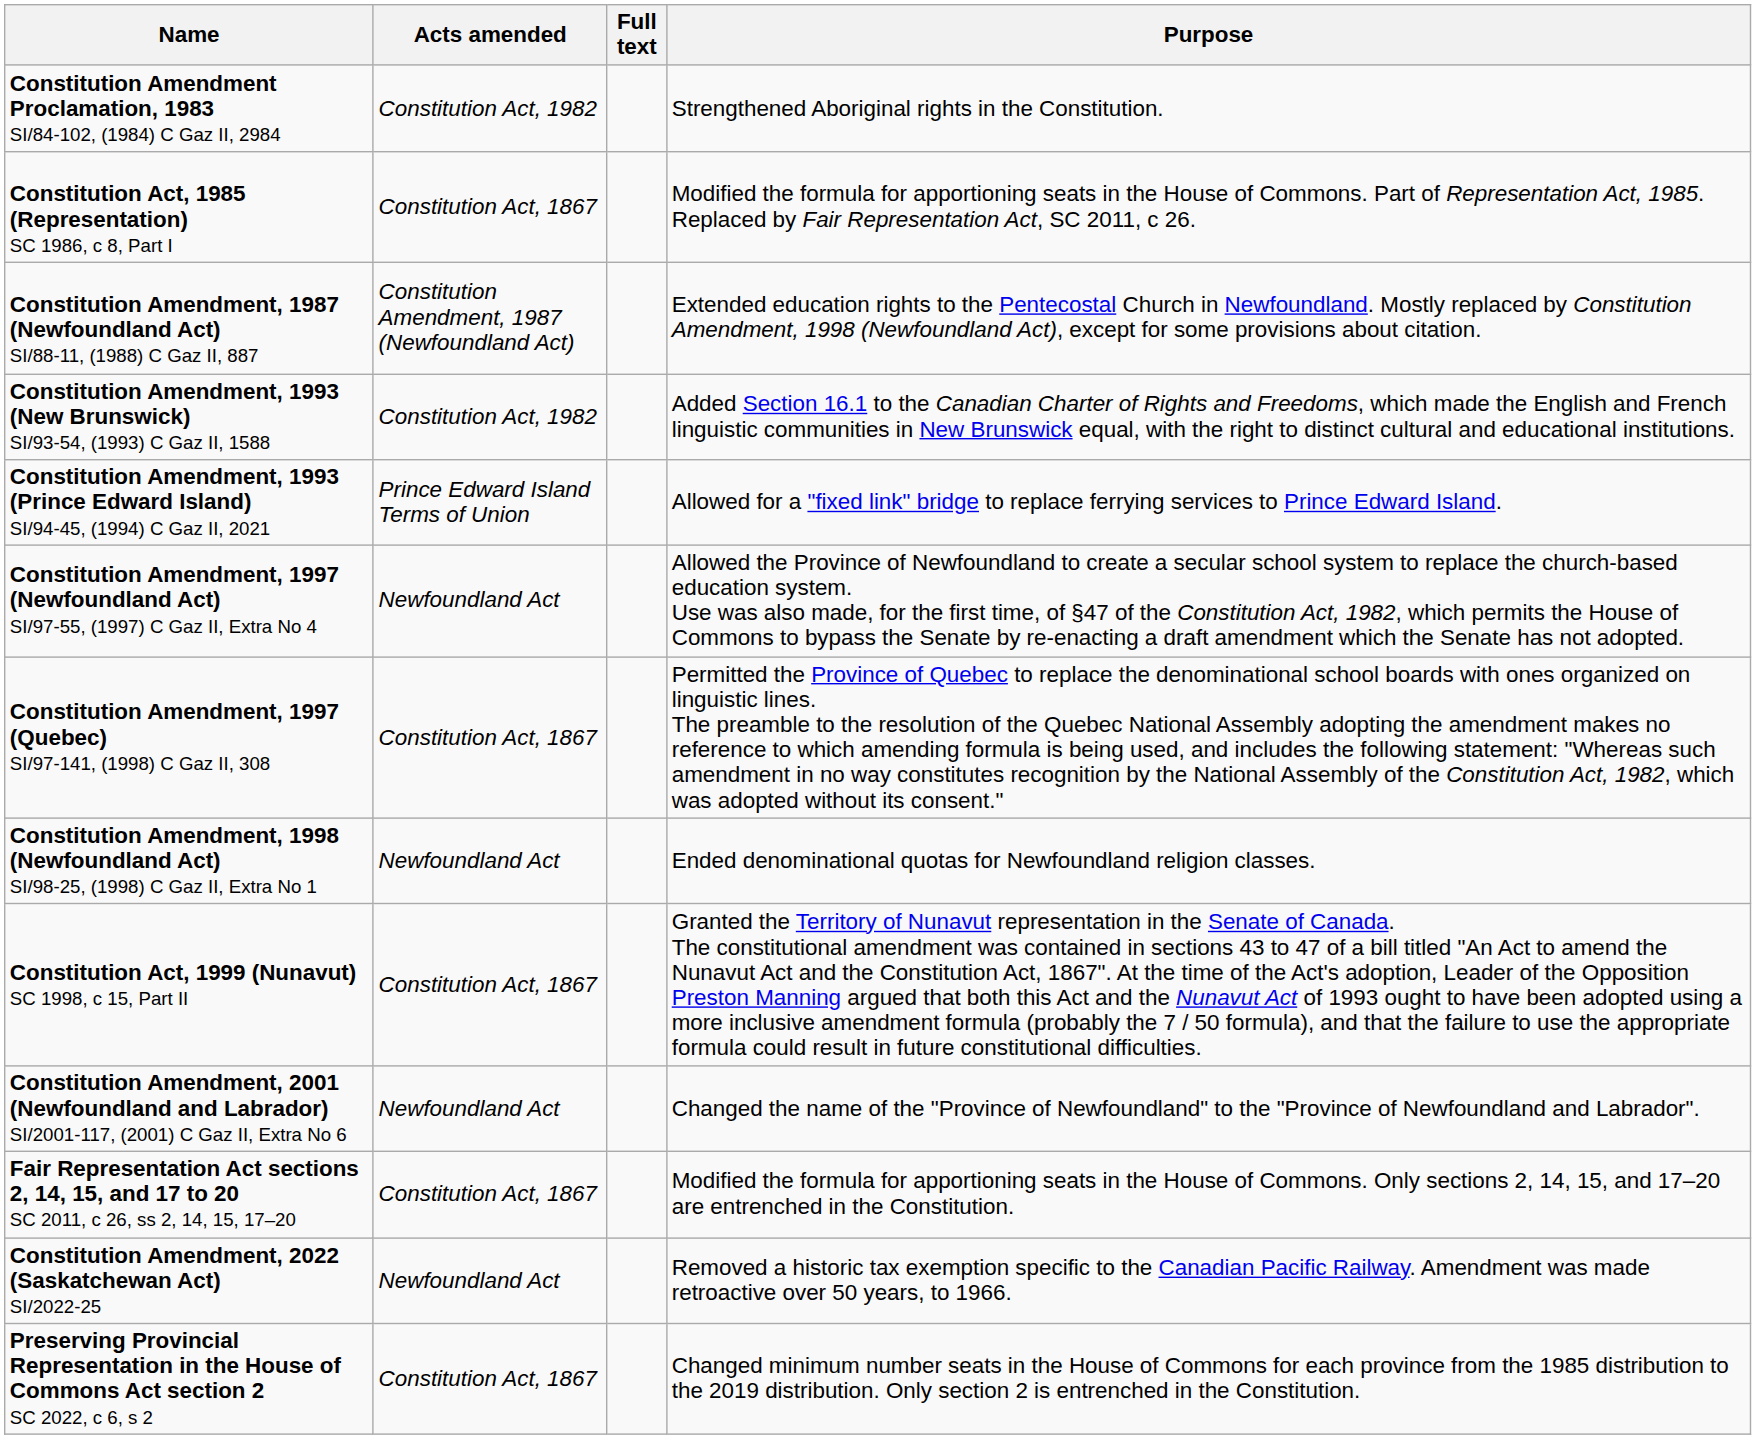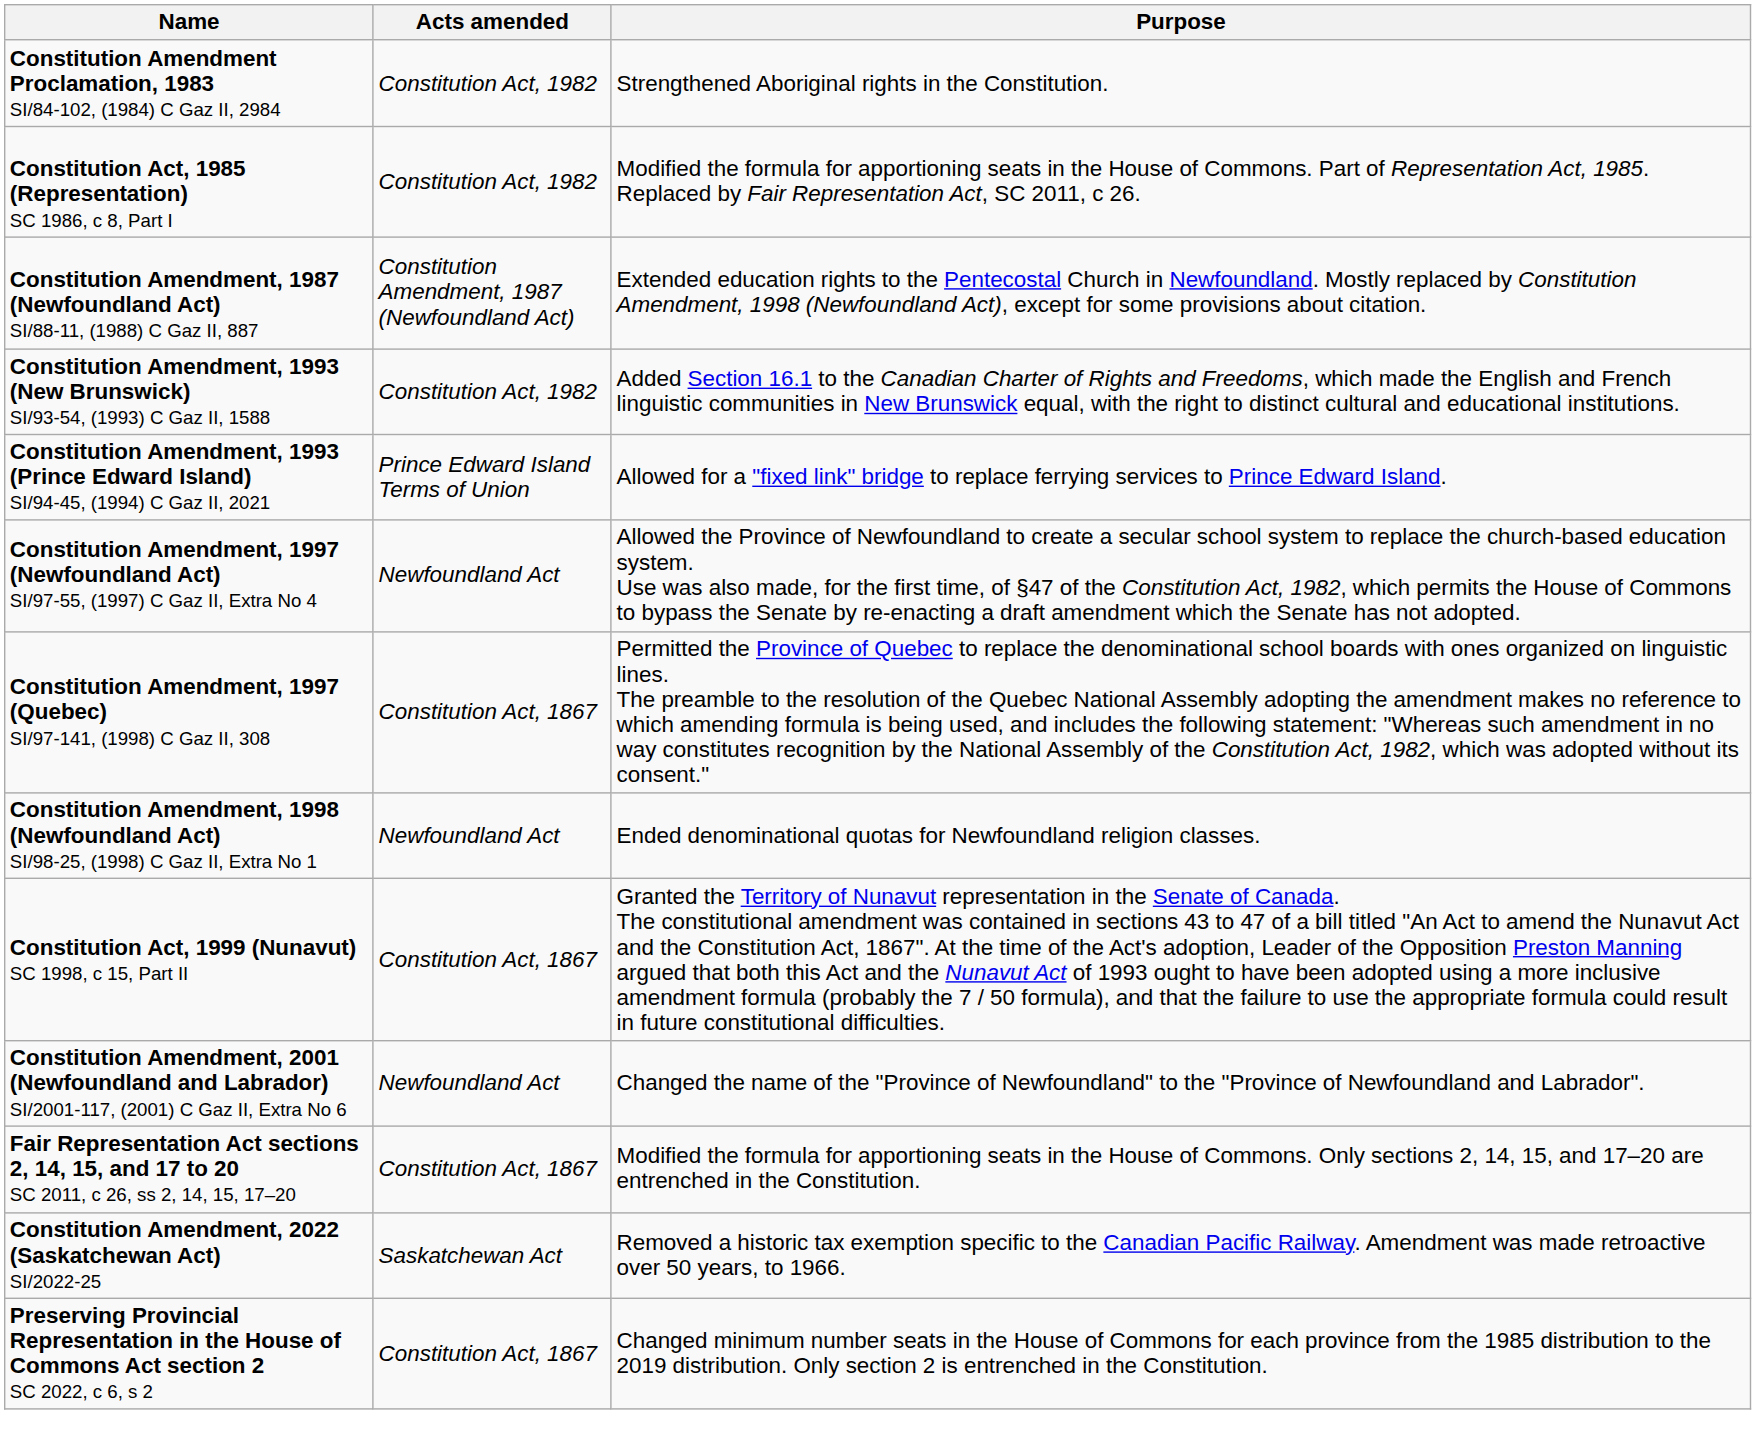- column: (637, 34)
(488, 206) Constitution Act, 1867 -> (488, 181) Constitution Act, 1982
(469, 1280) Newfoundland Act -> (470, 1254) Saskatchewan Act
